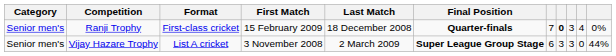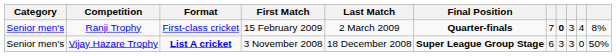(369, 28) 18 December 2008 -> (369, 28) 2 March 2009
(599, 28) 0% -> (599, 28) 8%
(201, 43) normal -> (201, 43) bold
(369, 43) 2 March 2009 -> (369, 43) 18 December 2008
(599, 43) 44% -> (599, 43) 50%
